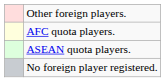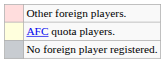- row: (79, 49)
